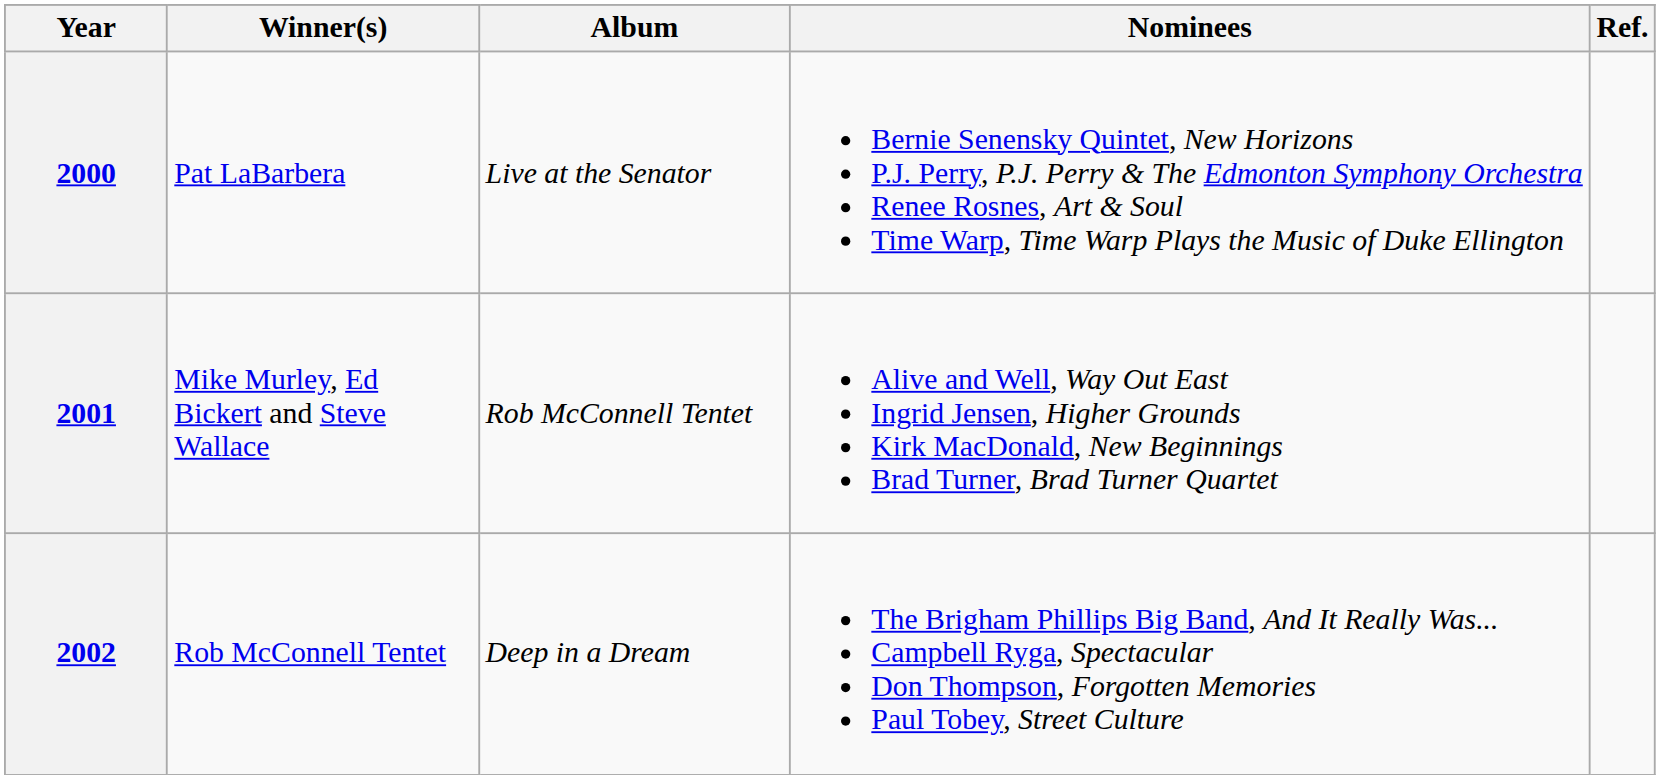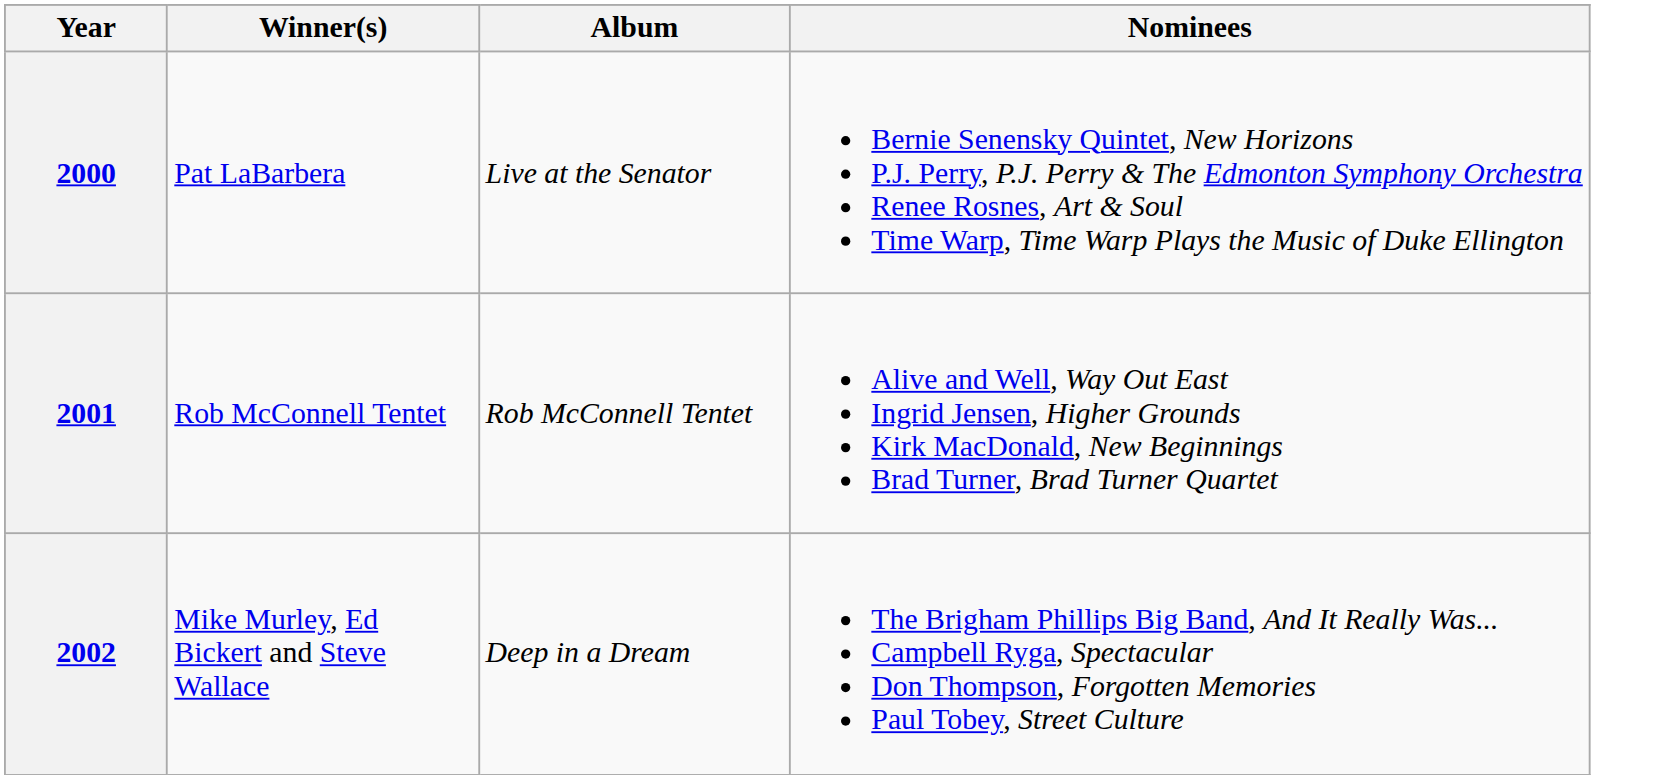- column: (1623, 28)
(280, 412) Mike Murley, Ed Bickert and Steve Wallace -> (310, 412) Rob McConnell Tentet
(310, 653) Rob McConnell Tentet -> (280, 653) Mike Murley, Ed Bickert and Steve Wallace
